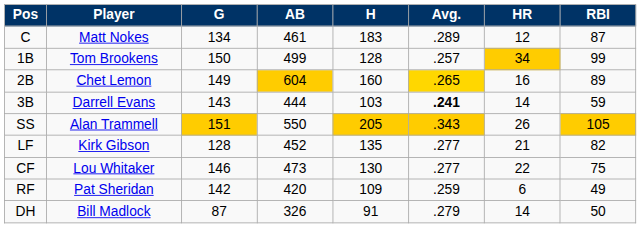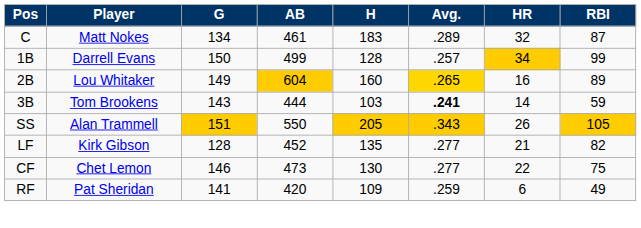(522, 37) 12 -> (522, 37) 32
(114, 59) Tom Brookens -> (114, 59) Darrell Evans
(114, 80) Chet Lemon -> (114, 80) Lou Whitaker
(114, 102) Darrell Evans -> (114, 102) Tom Brookens
(114, 168) Lou Whitaker -> (114, 168) Chet Lemon
(219, 189) 142 -> (219, 189) 141
- row: (25, 211)
